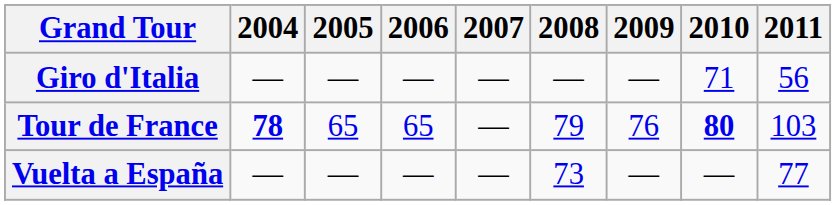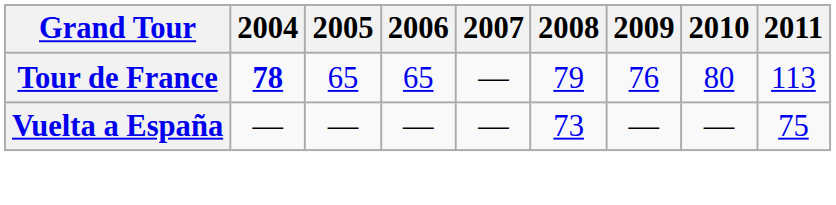- row: (118, 77)
(719, 125) bold -> (719, 77) normal
(793, 125) 103 -> (793, 77) 113
(793, 174) 77 -> (793, 125) 75
